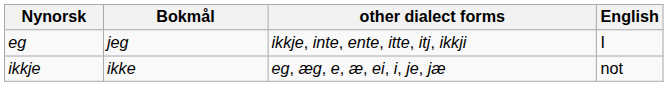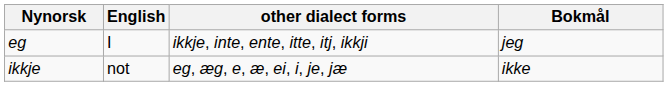columns swapped: (185, 17) <-> (630, 17)
